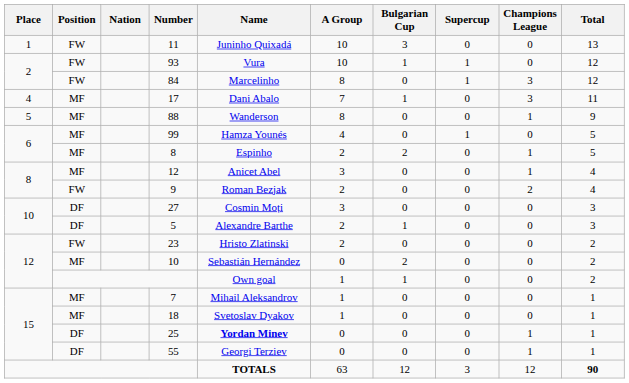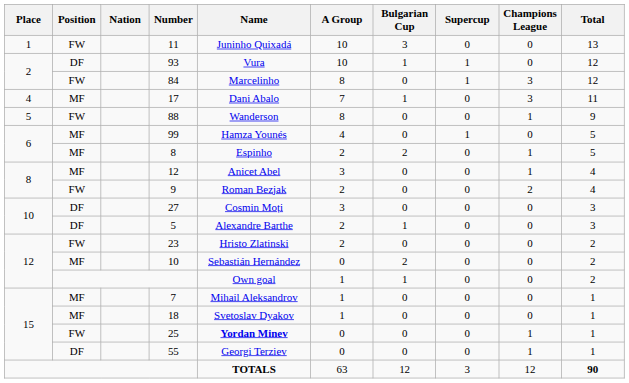(77, 62) FW -> (77, 62) DF
(77, 116) MF -> (77, 116) FW
(77, 333) DF -> (77, 333) FW
